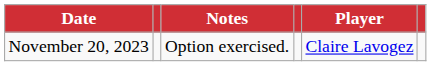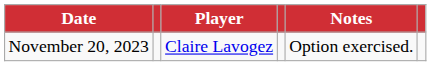columns swapped: (359, 18) <-> (227, 18)
